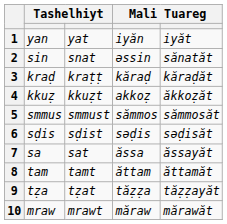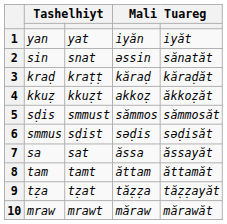(45, 115) smmus -> (41, 115) sḍis
(41, 134) sḍis -> (45, 134) smmus
